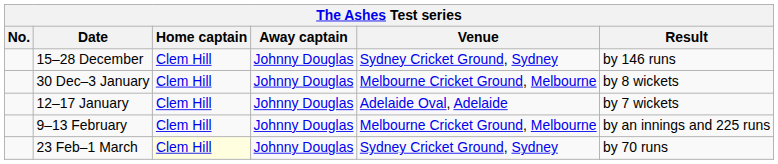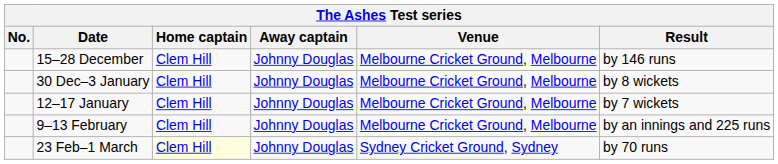(459, 59) Sydney Cricket Ground, Sydney -> (478, 59) Melbourne Cricket Ground, Melbourne
(434, 103) Adelaide Oval, Adelaide -> (478, 103) Melbourne Cricket Ground, Melbourne
